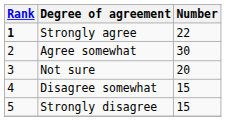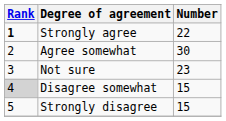(183, 70) 20 -> (183, 70) 23
(11, 88) no background -> (11, 88) lightgrey background
